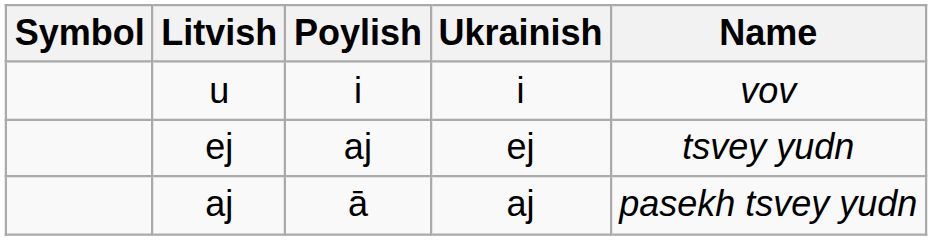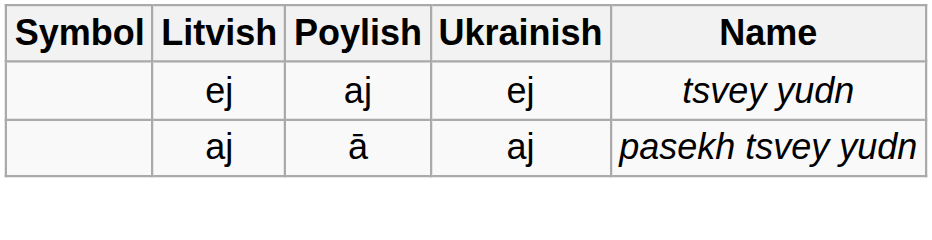- row: (219, 90)
